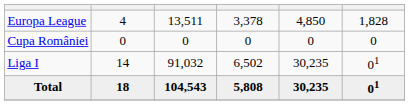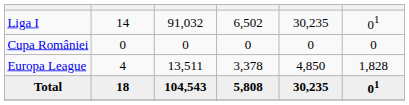rows swapped: (23, 63) <-> (47, 20)
